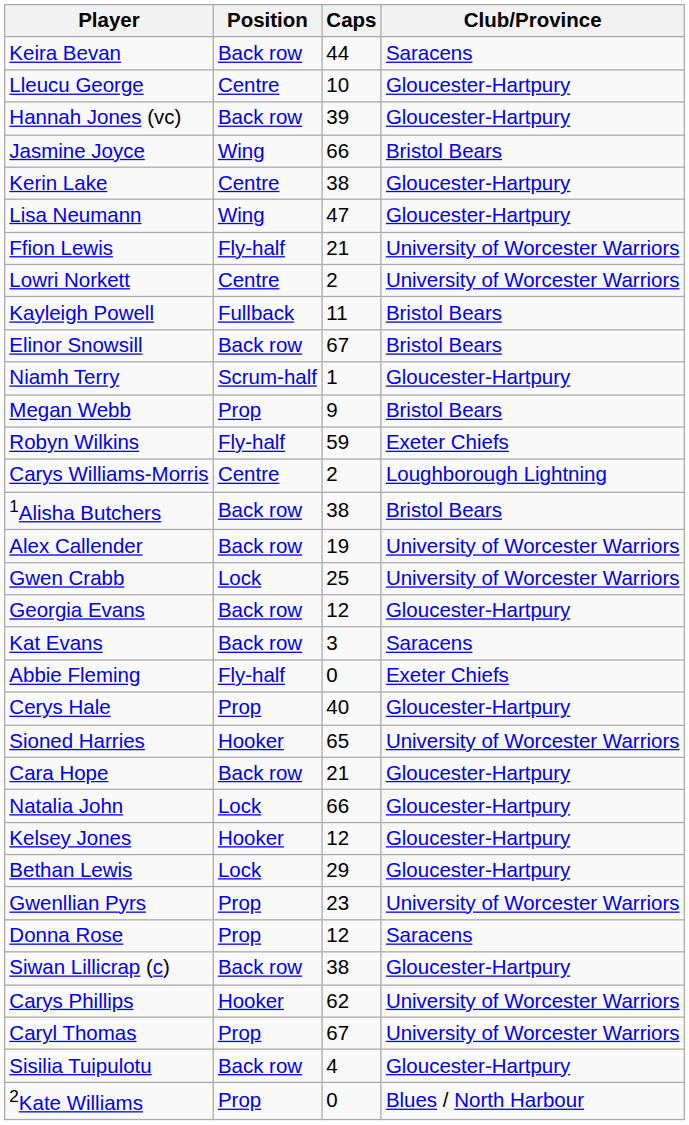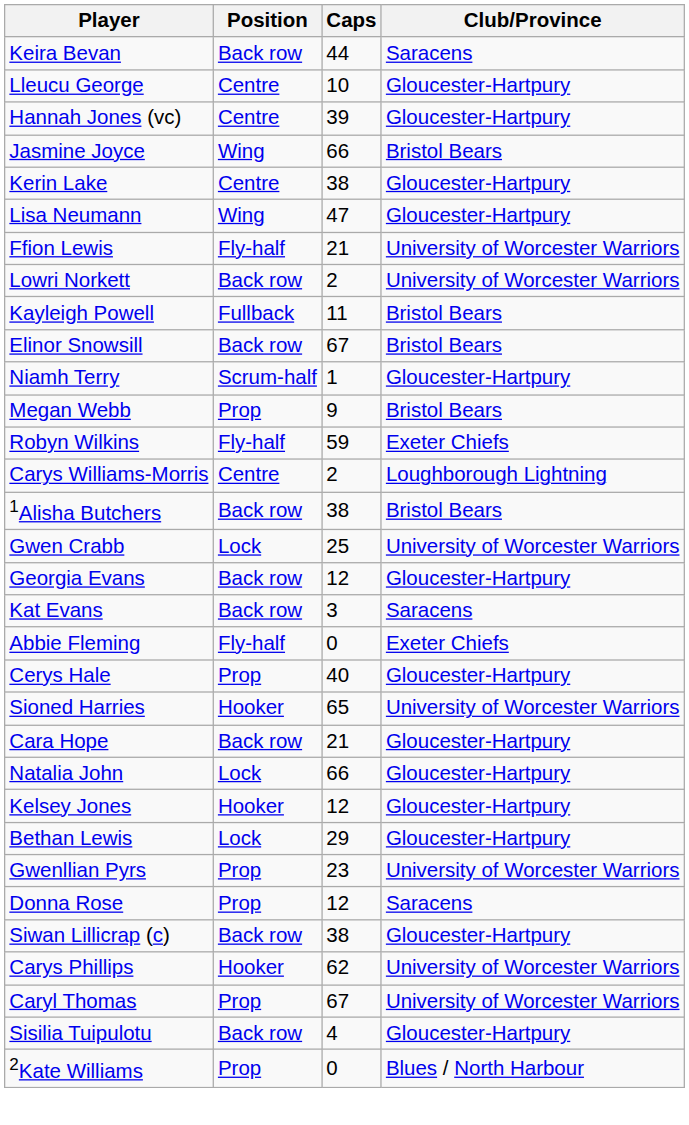(260, 118) Back row -> (249, 118) Centre
(249, 280) Centre -> (260, 280) Back row
- row: (76, 545)
